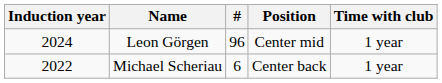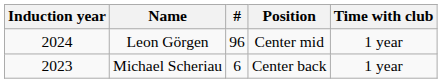(57, 66) 2022 -> (57, 66) 2023
